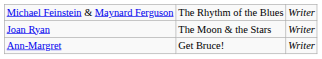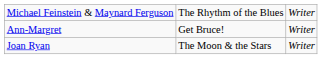rows swapped: (34, 45) <-> (28, 29)
